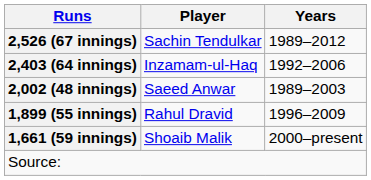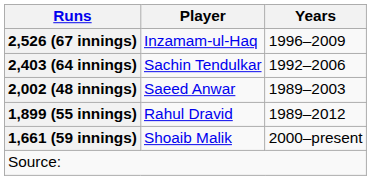(203, 41) Sachin Tendulkar -> (201, 41) Inzamam-ul-Haq
(307, 41) 1989–2012 -> (307, 41) 1996–2009
(201, 65) Inzamam-ul-Haq -> (203, 65) Sachin Tendulkar
(307, 114) 1996–2009 -> (307, 114) 1989–2012
